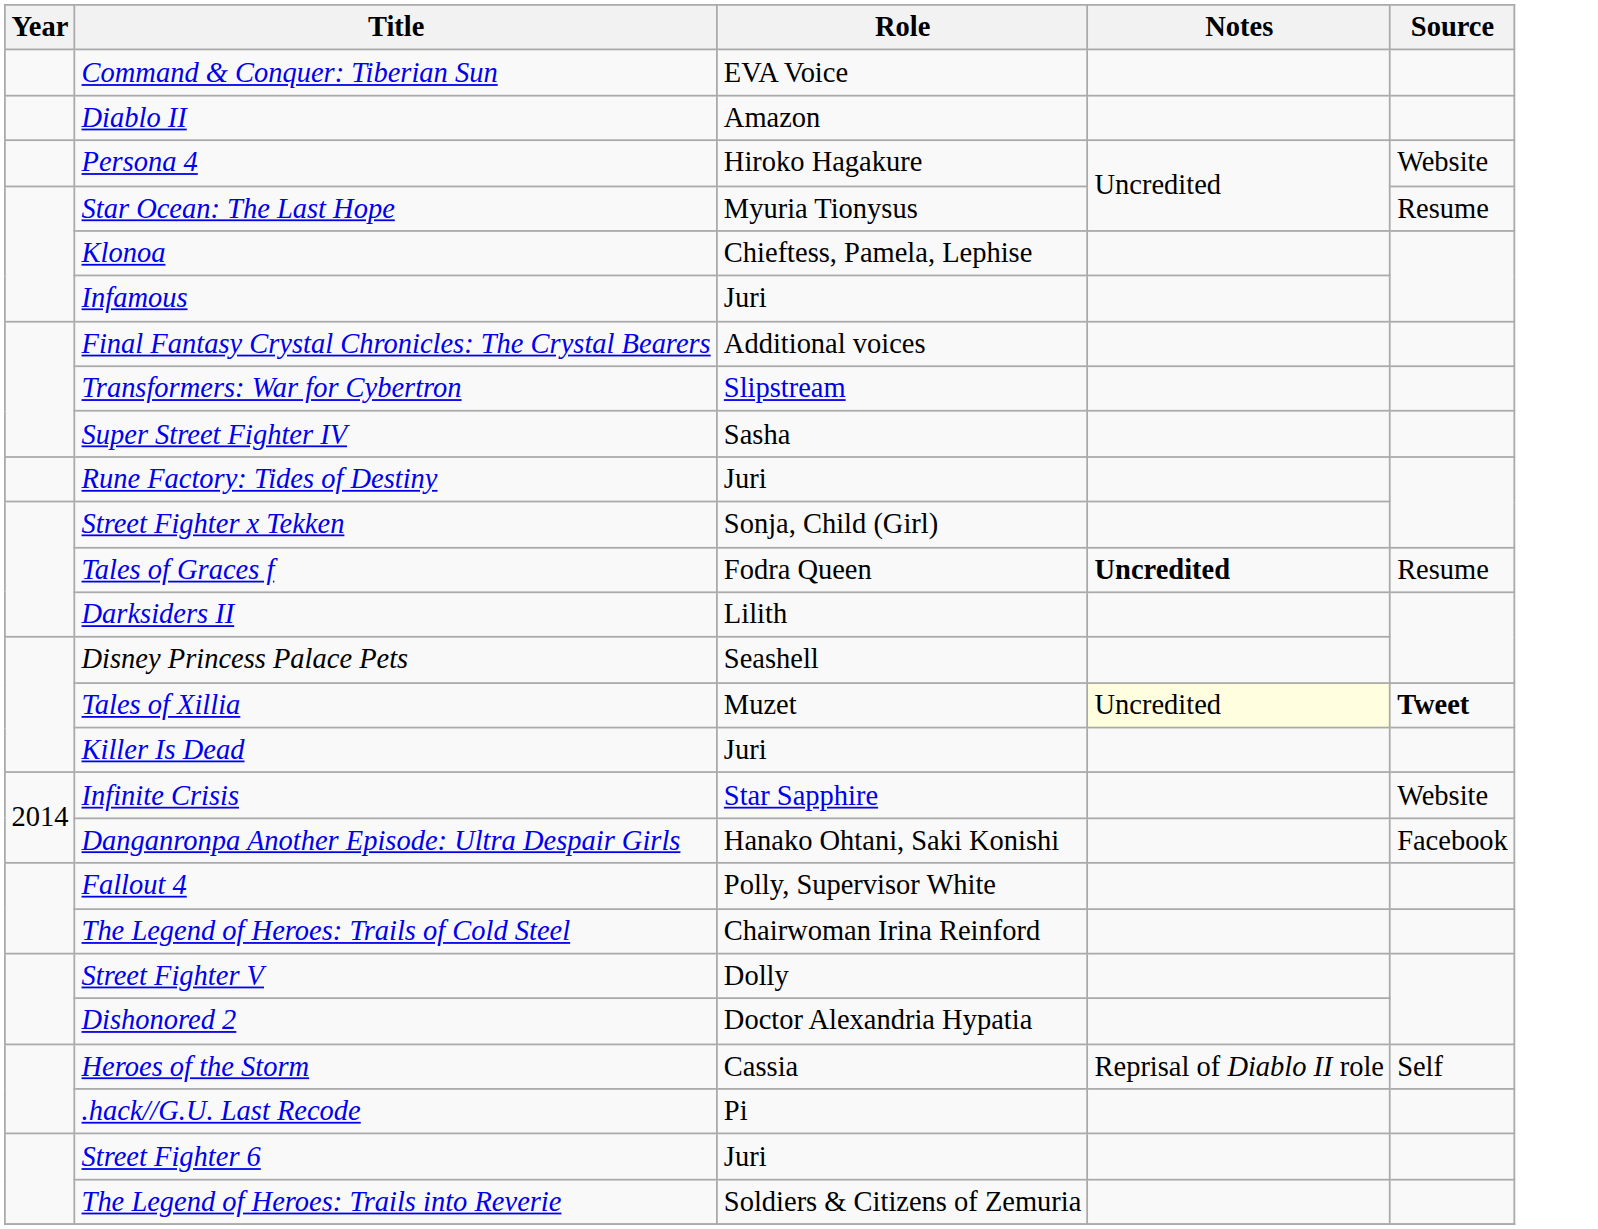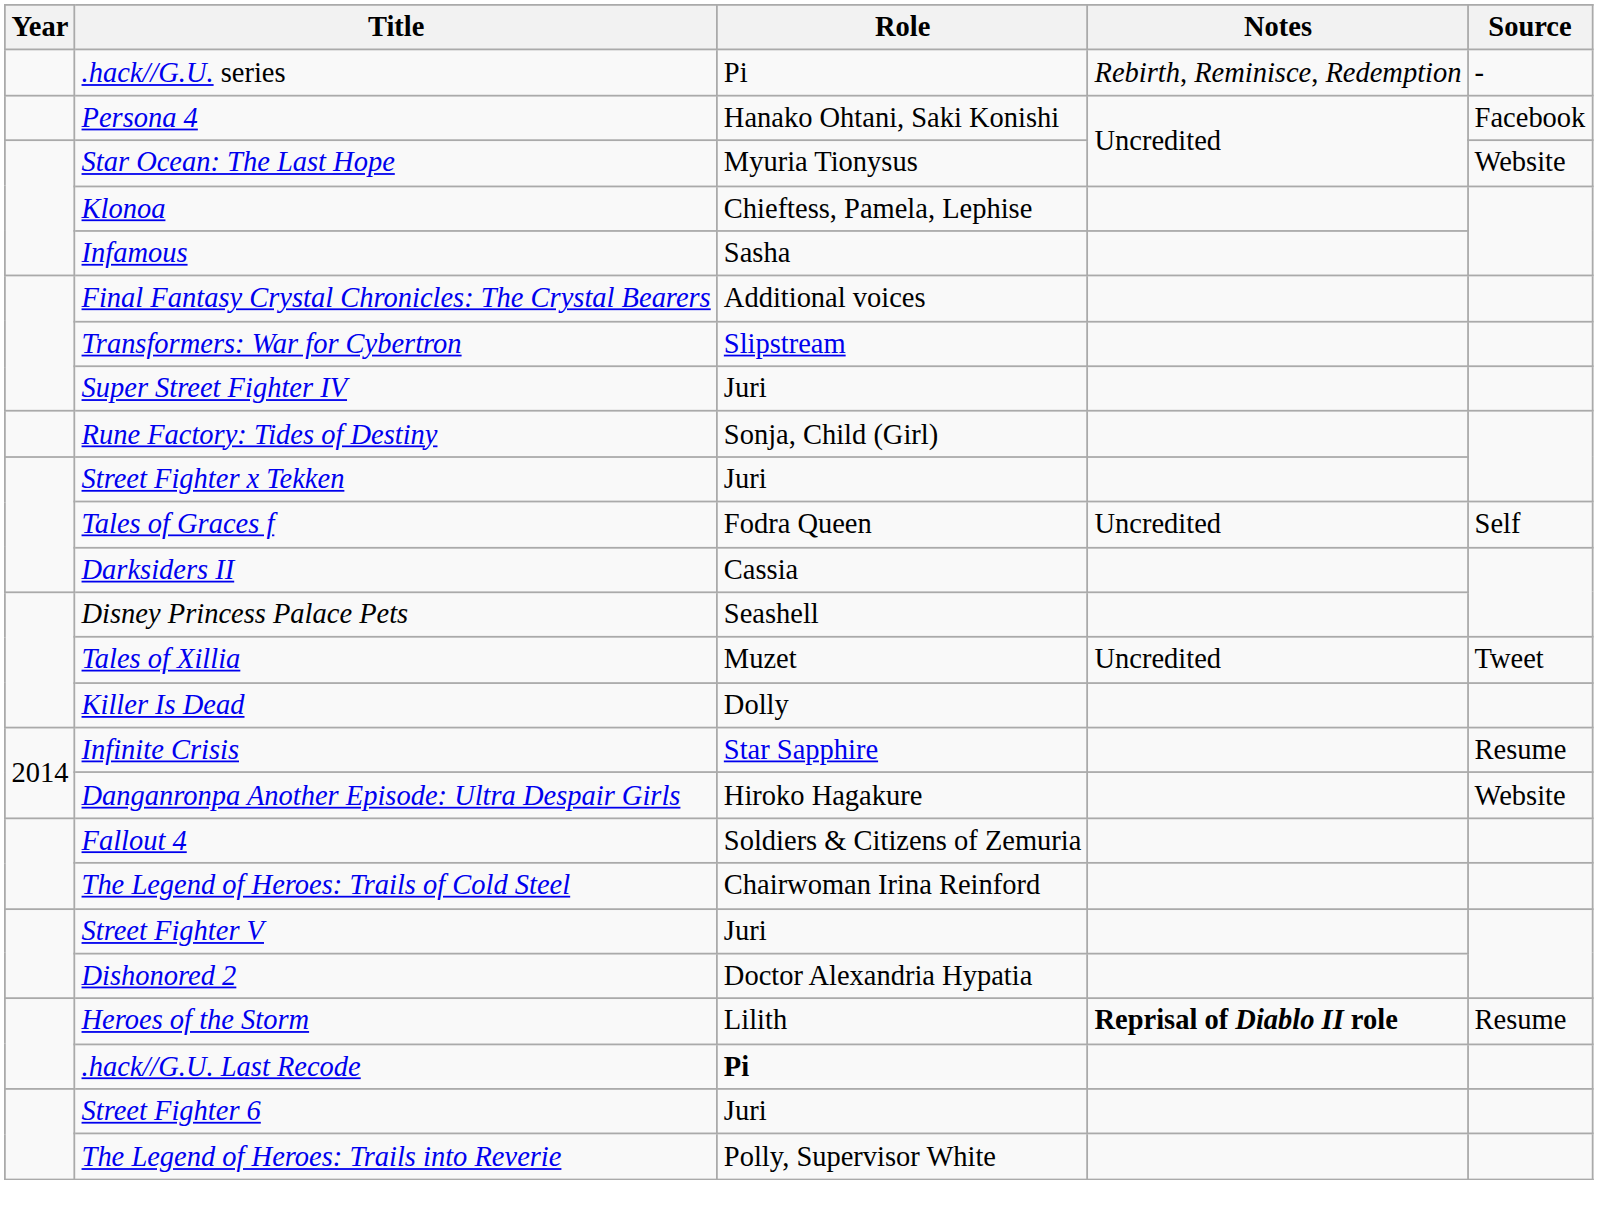- row: (290, 72)
- row: (134, 117)
+ row: (184, 72)
(823, 162) Hiroko Hagakure -> (892, 117) Hanako Ohtani, Saki Konishi
(1443, 162) Website -> (1530, 117) Facebook
(1443, 207) Resume -> (1520, 162) Website
(745, 298) Juri -> (757, 252) Sasha
(757, 433) Sasha -> (745, 388) Juri
(745, 478) Juri -> (831, 433) Sonja, Child (Girl)
(831, 523) Sonja, Child (Girl) -> (745, 478) Juri
(1162, 569) bold -> (1158, 523) normal
(1443, 569) Resume -> (1498, 523) Self
(755, 614) Lilith -> (761, 569) Cassia
(1158, 704) lightyellow background -> (1158, 659) no background
(1433, 704) bold -> (1509, 659) normal
(745, 749) Juri -> (756, 704) Dolly
(1443, 794) Website -> (1520, 749) Resume
(892, 840) Hanako Ohtani, Saki Konishi -> (823, 794) Hiroko Hagakure
(1452, 840) Facebook -> (1520, 794) Website
(860, 885) Polly, Supervisor White -> (903, 840) Soldiers & Citizens of Zemuria
(756, 975) Dolly -> (745, 930) Juri
(761, 1065) Cassia -> (755, 1020) Lilith
(1239, 1065) normal -> (1246, 1020) bold
(1420, 1065) Self -> (1520, 1020) Resume
(736, 1111) normal -> (736, 1065) bold
(903, 1201) Soldiers & Citizens of Zemuria -> (860, 1156) Polly, Supervisor White
